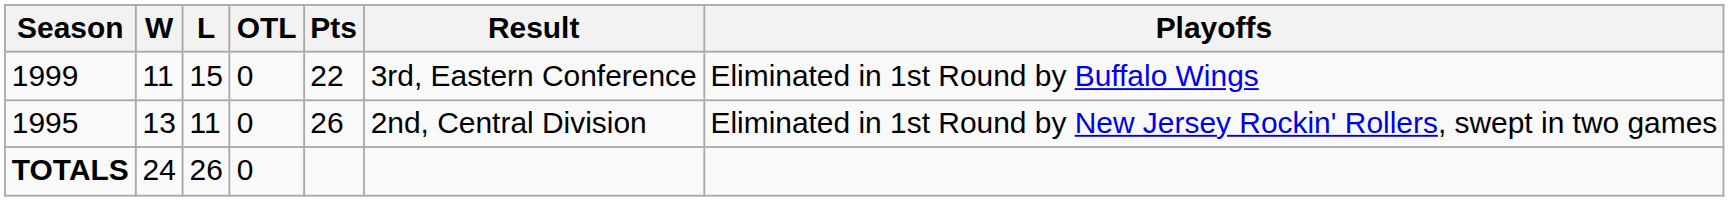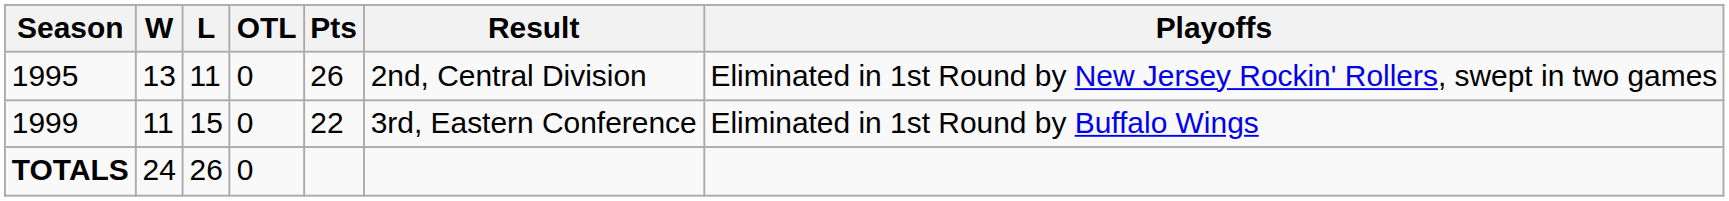rows swapped: (45, 123) <-> (45, 75)
